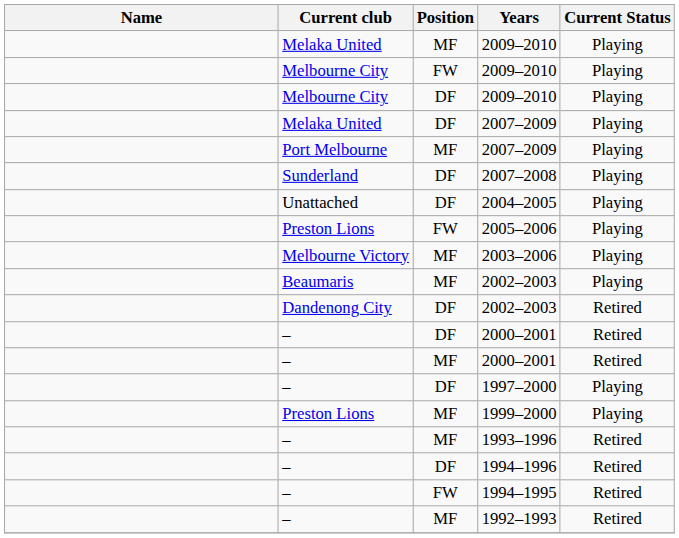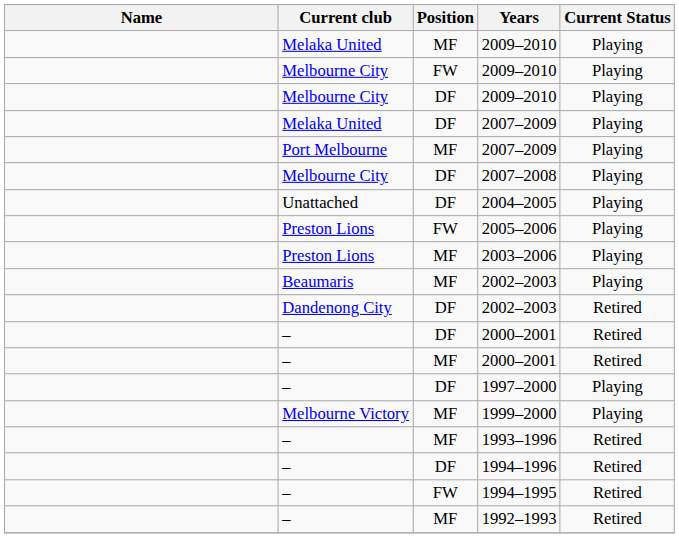(320, 176) Sunderland -> (335, 176) Melbourne City
(346, 255) Melbourne Victory -> (328, 255) Preston Lions
(328, 413) Preston Lions -> (346, 413) Melbourne Victory
